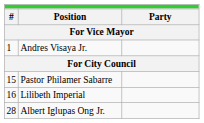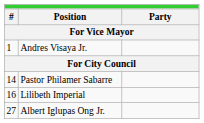(11, 79) 15 -> (11, 79) 14
(11, 111) 28 -> (11, 111) 27
